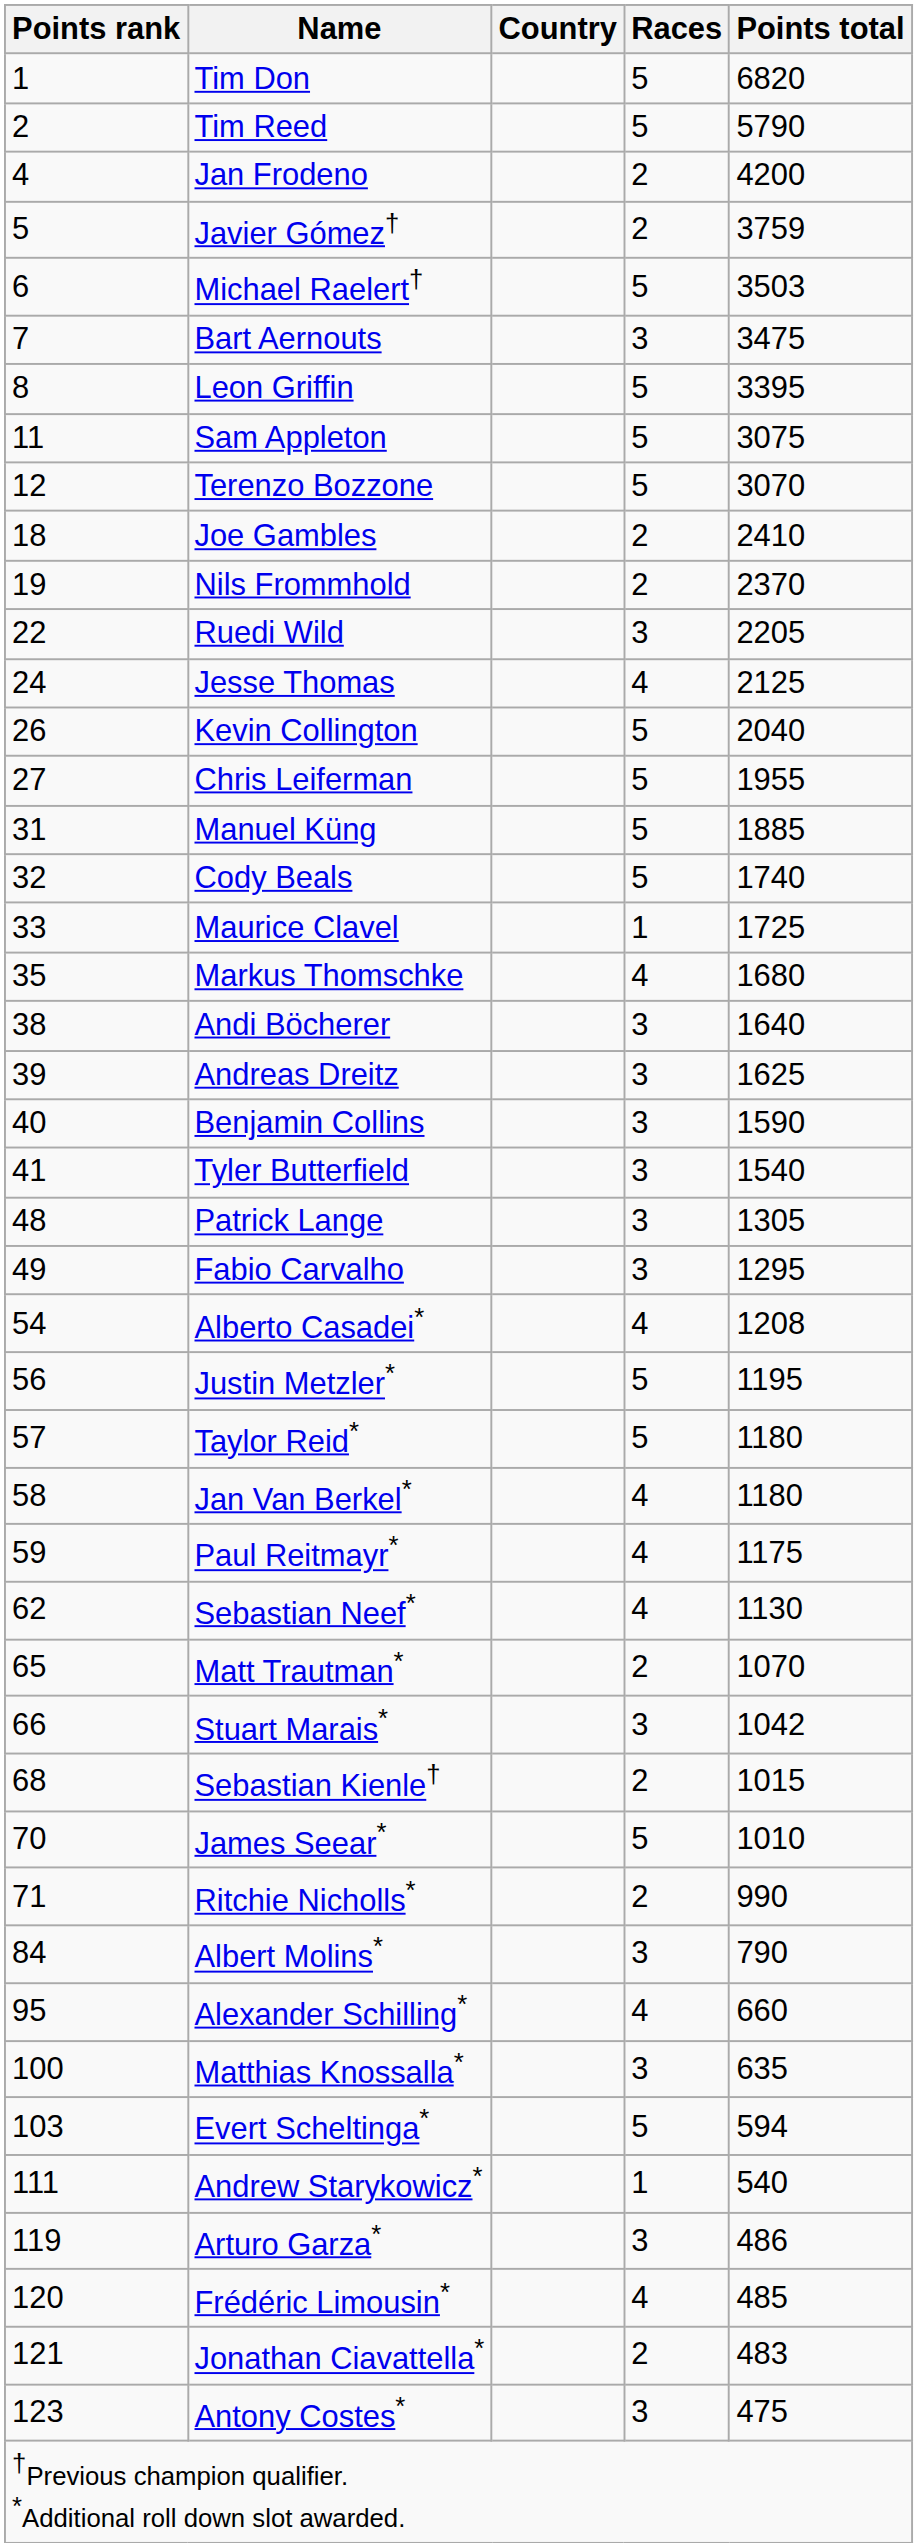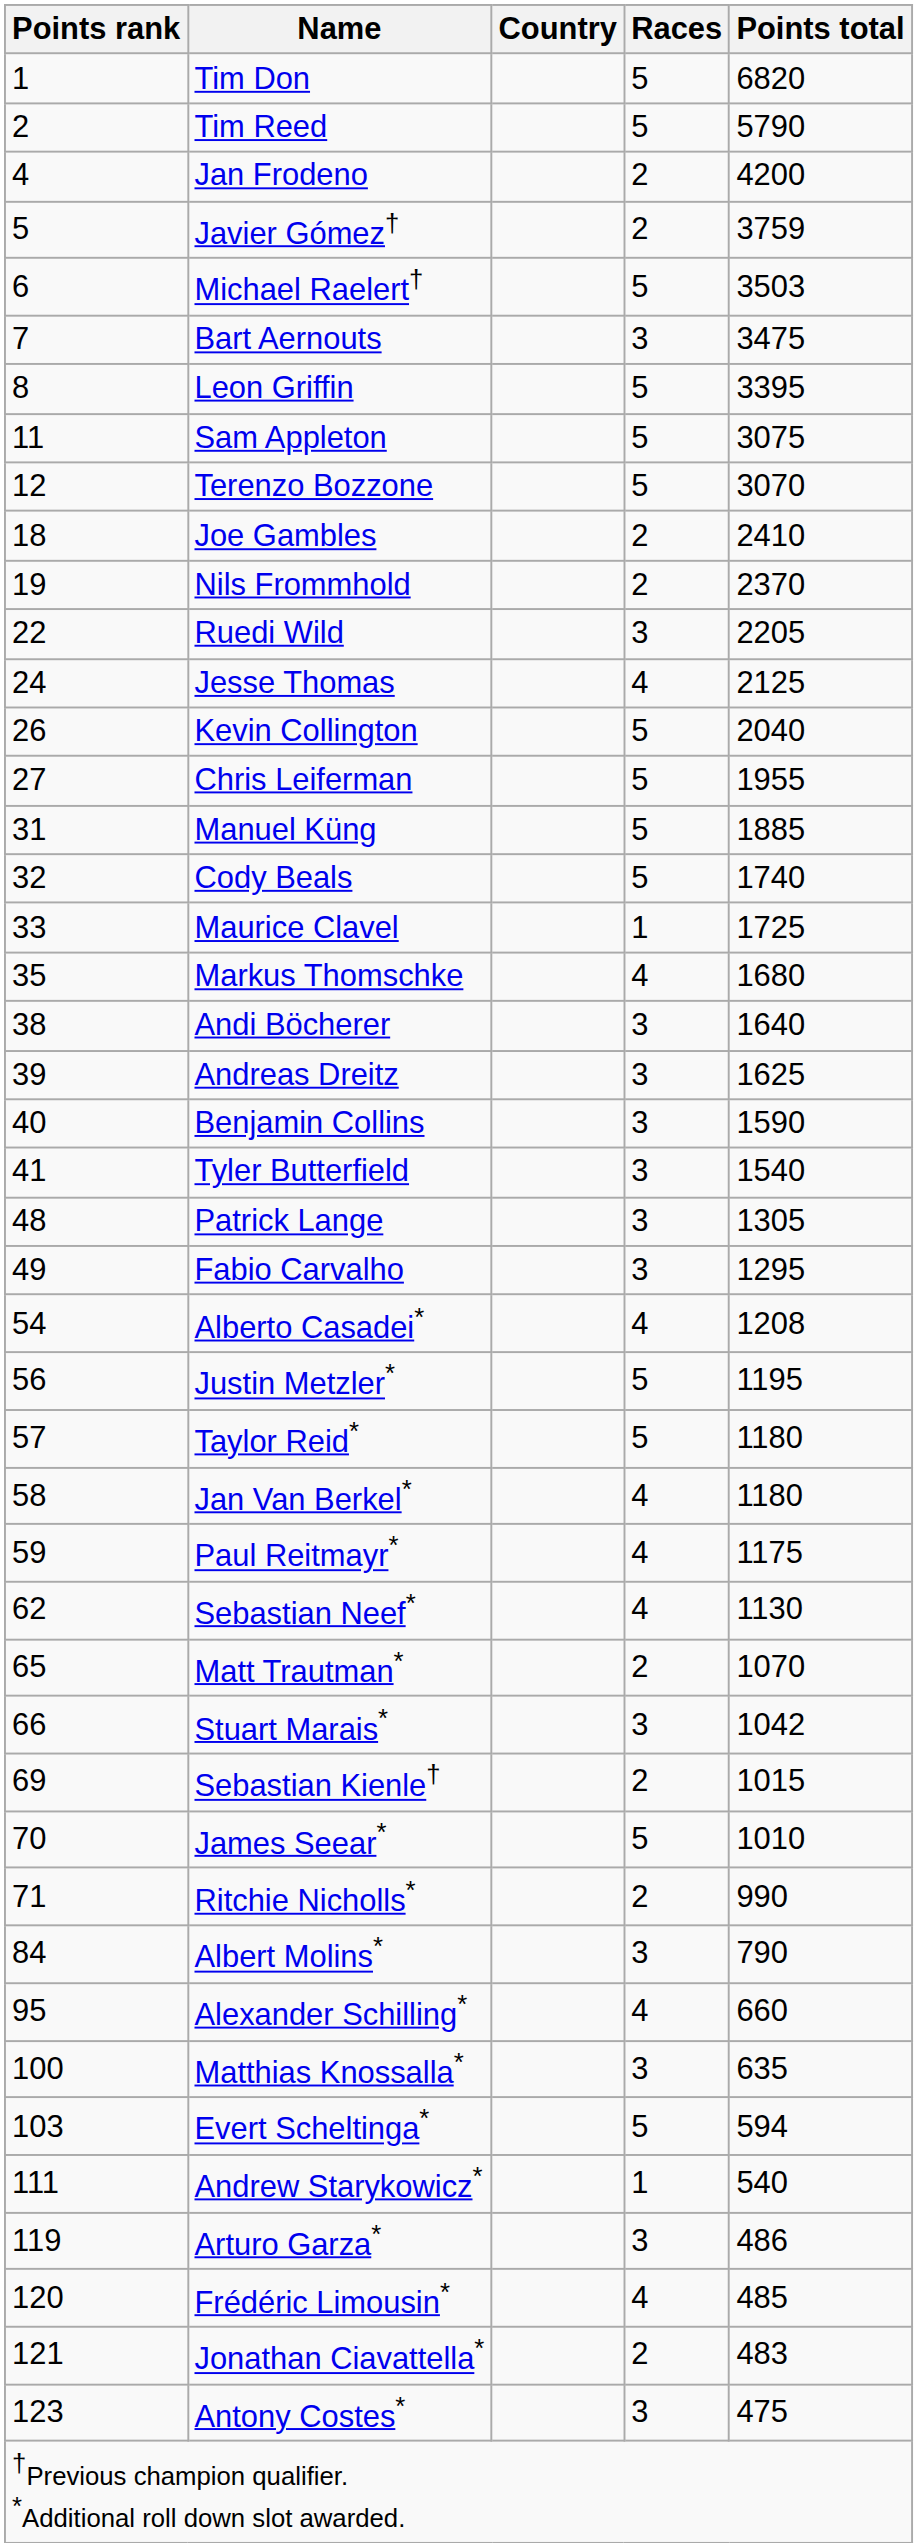(29, 1781) 68 -> (29, 1781) 69
